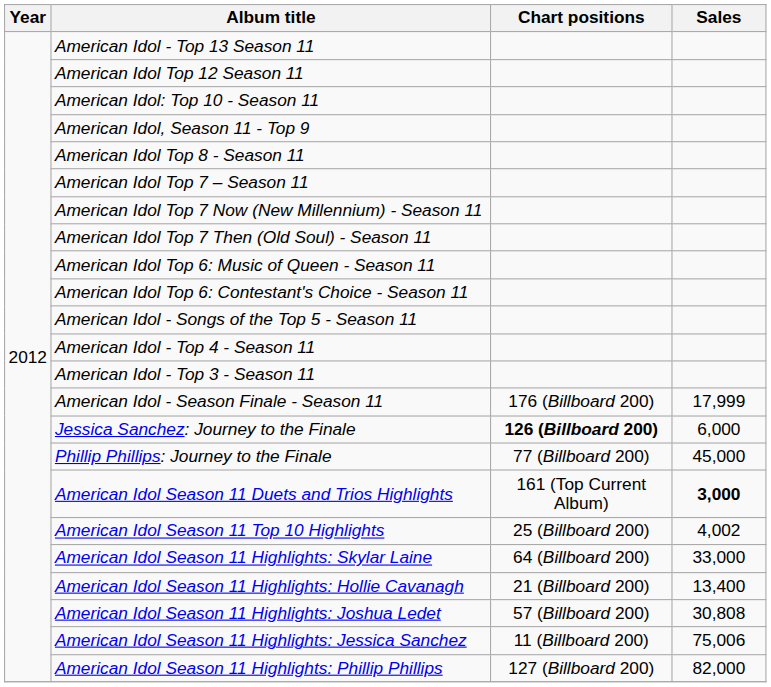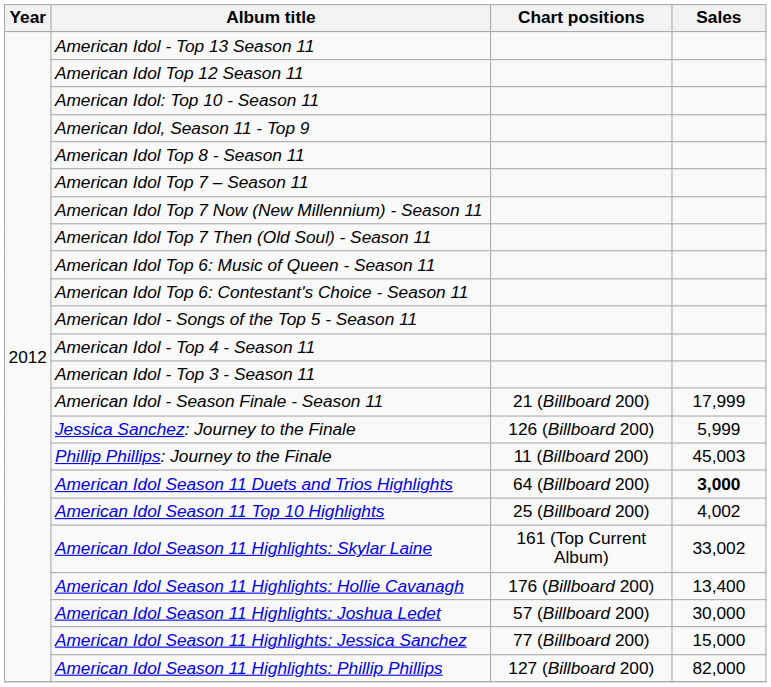(581, 401) 176 (Billboard 200) -> (581, 401) 21 (Billboard 200)
(581, 429) bold -> (581, 429) normal
(719, 429) 6,000 -> (719, 429) 5,999
(581, 456) 77 (Billboard 200) -> (581, 456) 11 (Billboard 200)
(719, 456) 45,000 -> (719, 456) 45,003
(581, 493) 161 (Top Current Album) -> (581, 484) 64 (Billboard 200)
(581, 558) 64 (Billboard 200) -> (581, 548) 161 (Top Current Album)
(719, 558) 33,000 -> (719, 548) 33,002
(581, 585) 21 (Billboard 200) -> (581, 585) 176 (Billboard 200)
(719, 613) 30,808 -> (719, 613) 30,000
(581, 640) 11 (Billboard 200) -> (581, 640) 77 (Billboard 200)
(719, 640) 75,006 -> (719, 640) 15,000
